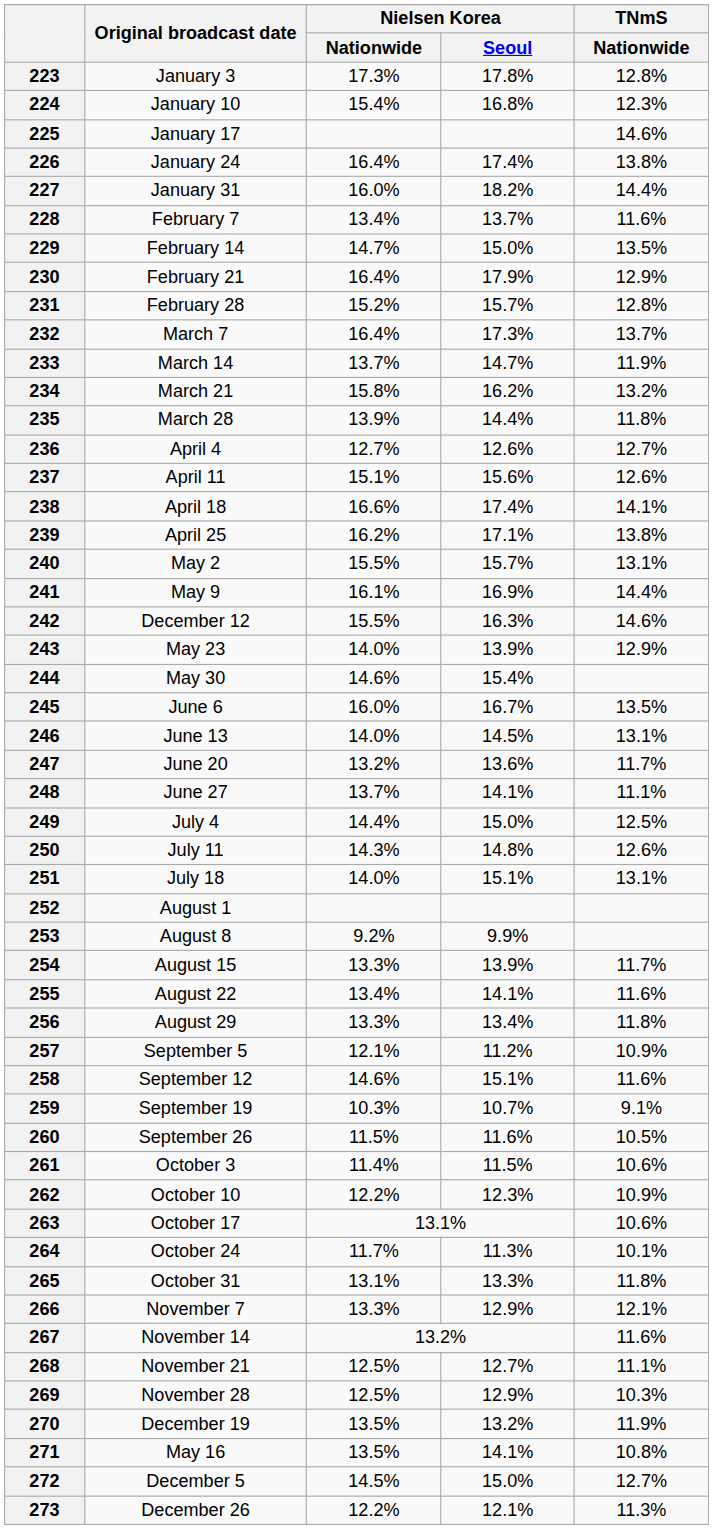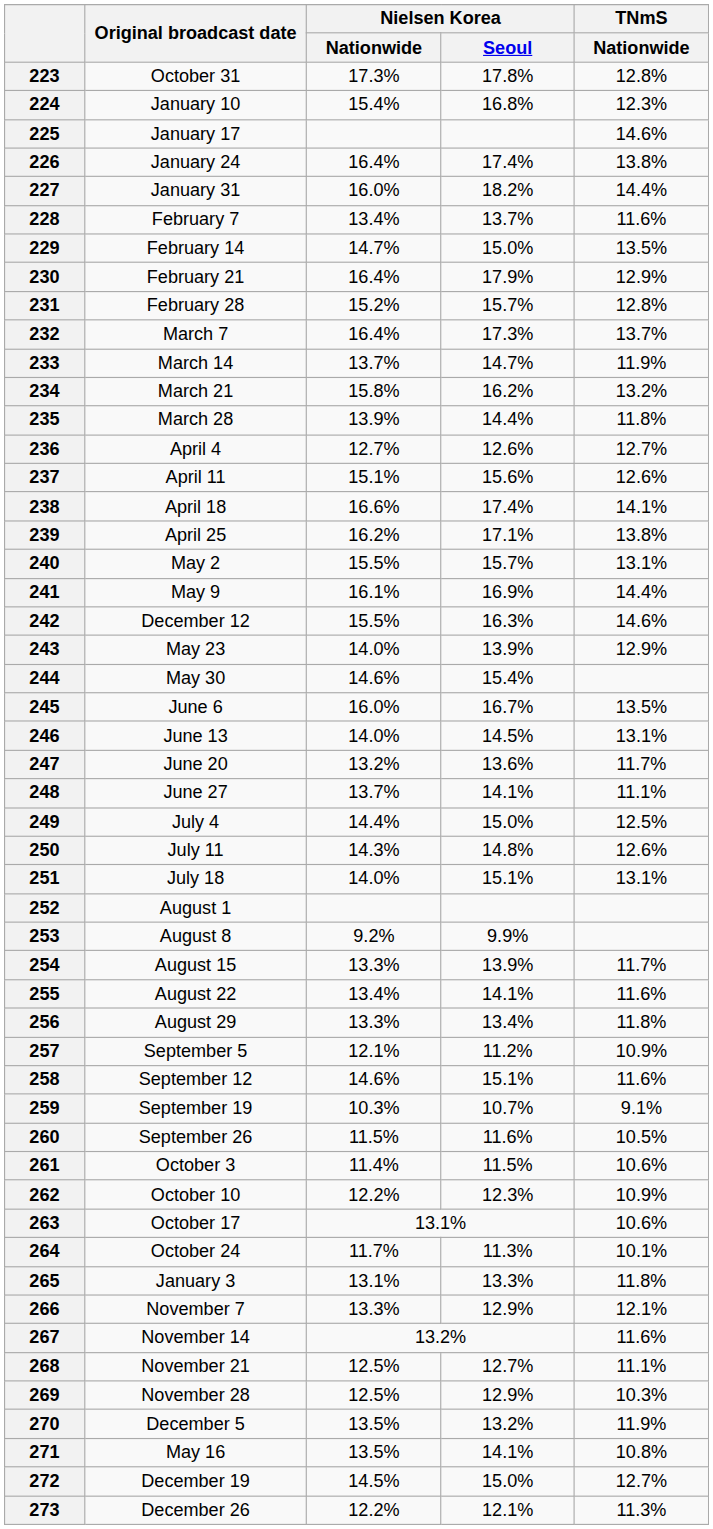(196, 76) January 3 -> (196, 76) October 31
(196, 1280) October 31 -> (196, 1280) January 3
(196, 1423) December 19 -> (196, 1423) December 5
(196, 1481) December 5 -> (196, 1481) December 19
